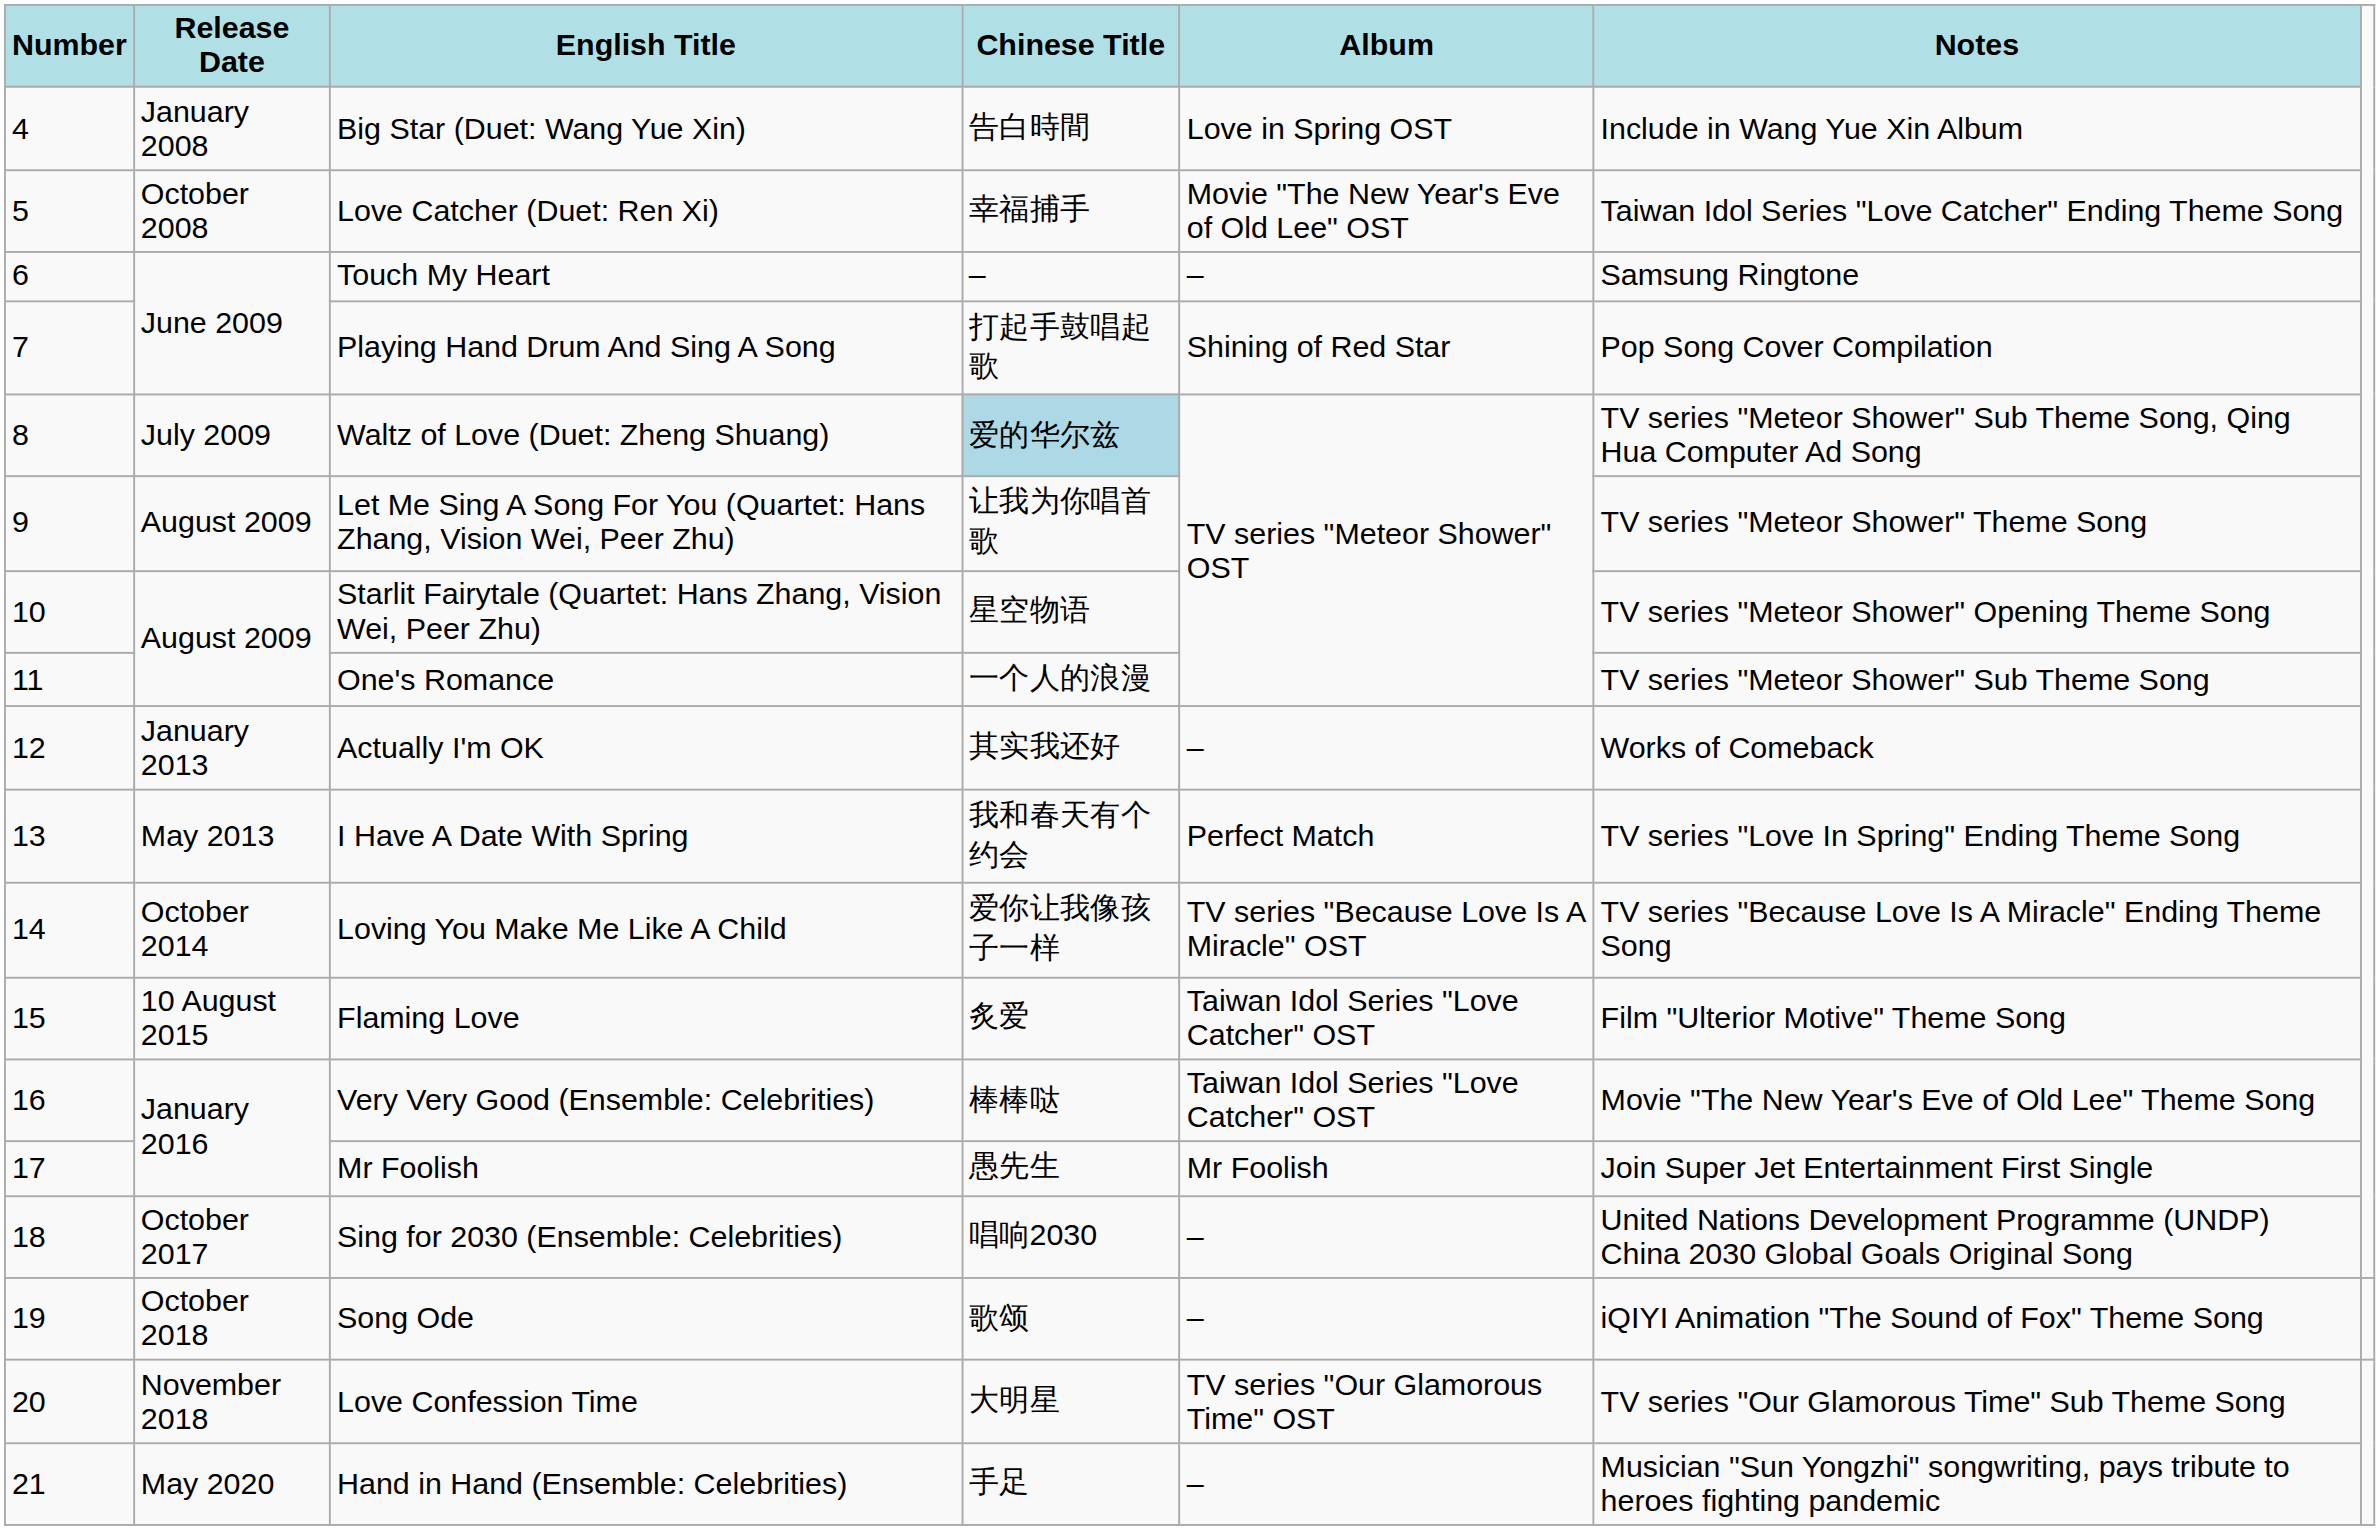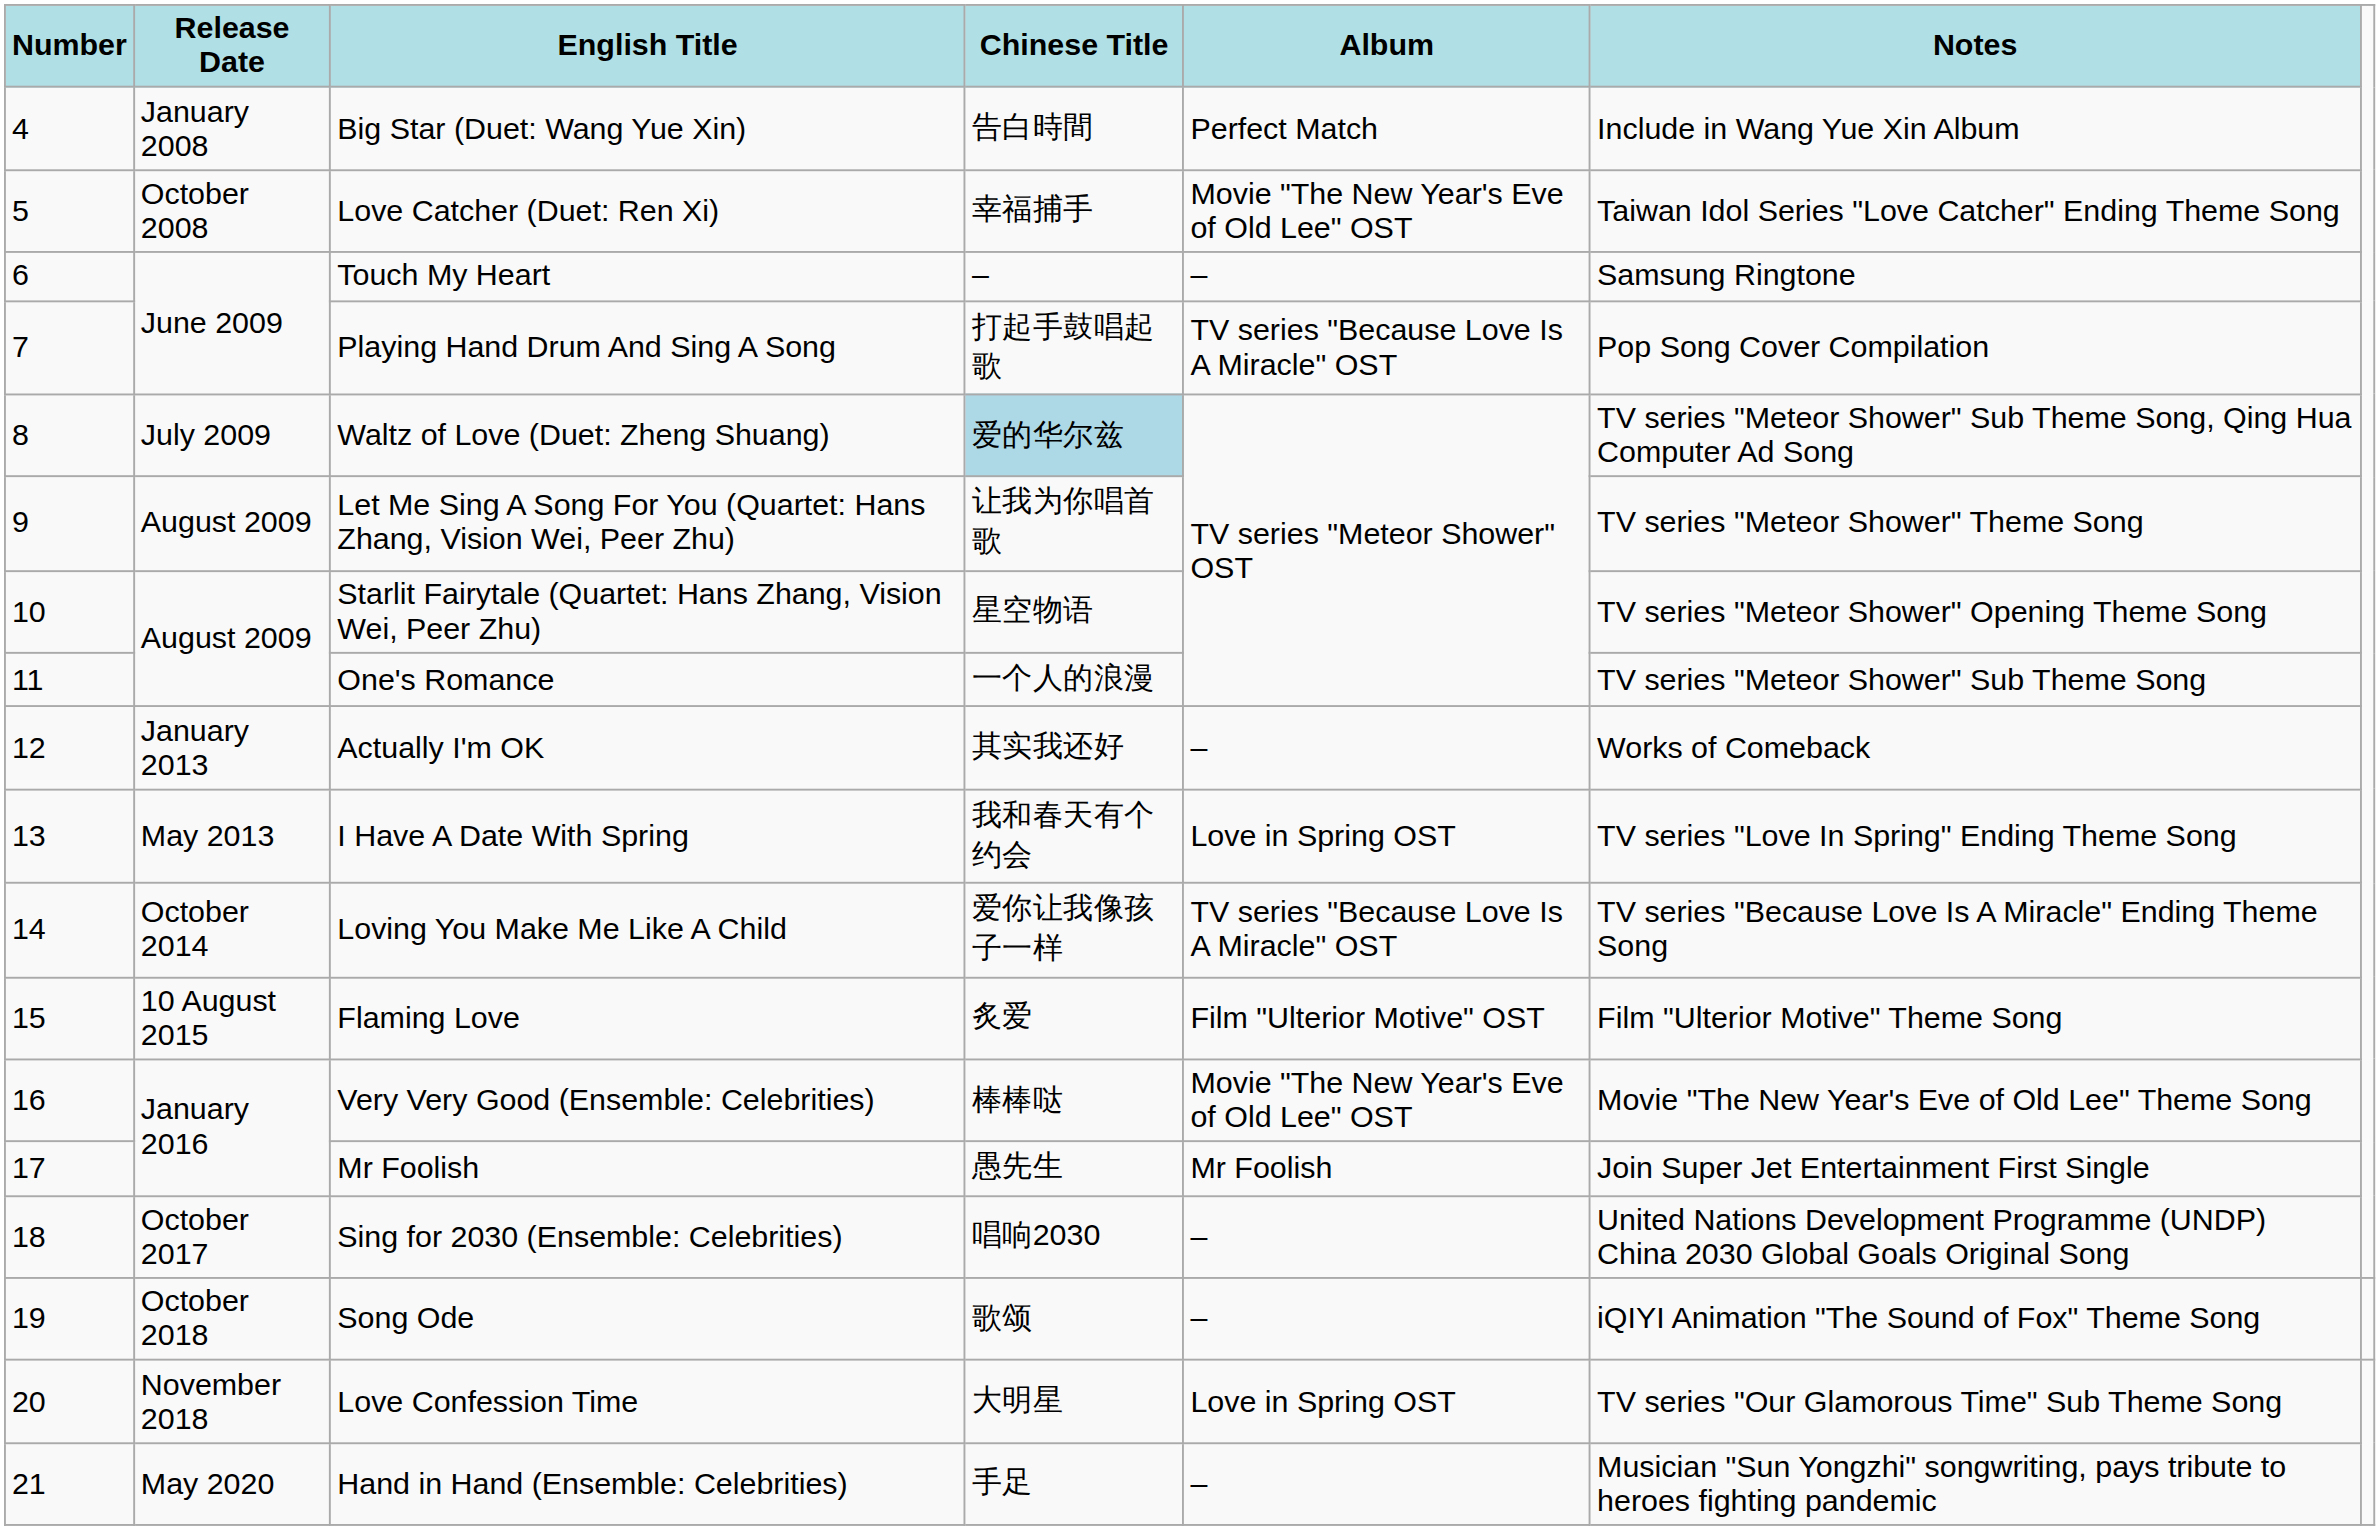(1319, 128) Love in Spring OST -> (1284, 128) Perfect Match
(1319, 346) Shining of Red Star -> (1377, 346) TV series "Because Love Is A Miracle" OST
(1281, 835) Perfect Match -> (1323, 835) Love in Spring OST
(1353, 1017) Taiwan Idol Series "Love Catcher" OST -> (1368, 1017) Film "Ulterior Motive" OST
(1353, 1099) Taiwan Idol Series "Love Catcher" OST -> (1377, 1099) Movie "The New Year's Eve of Old Lee" OST
(1364, 1401) TV series "Our Glamorous Time" OST -> (1323, 1401) Love in Spring OST
